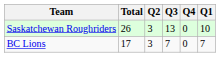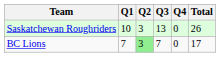columns swapped: (206, 12) <-> (132, 12)
(150, 44) no background -> (141, 44) lightgreen background
